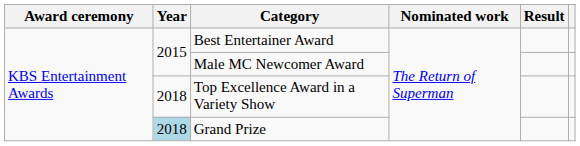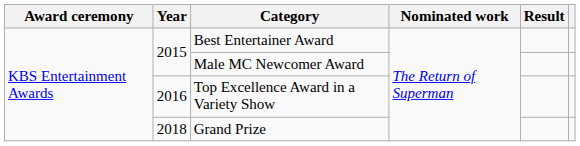(172, 96) 2018 -> (172, 96) 2016
(172, 128) lightblue background -> (172, 128) no background
